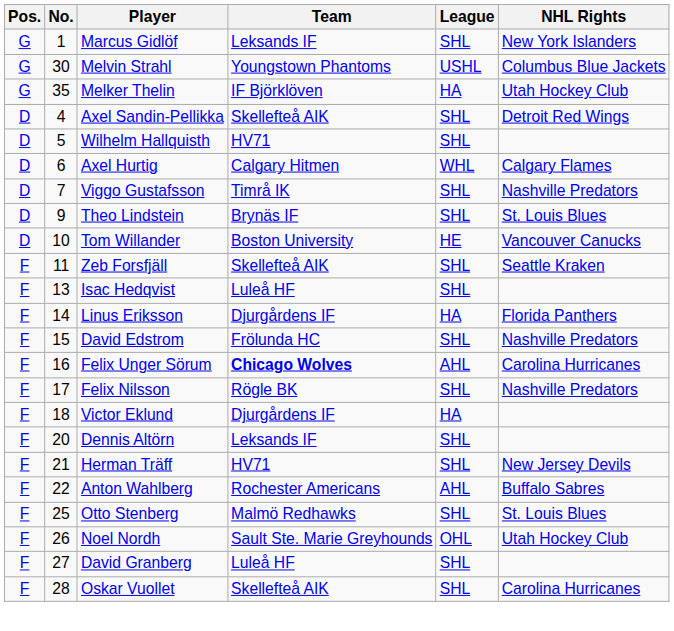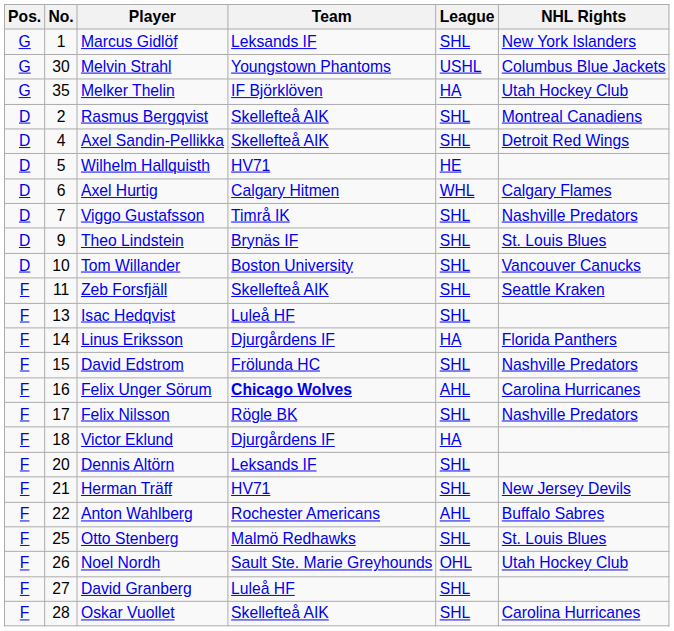+ row: (145, 116)
(455, 141) SHL -> (451, 166) HE
(451, 240) HE -> (455, 265) SHL
